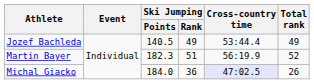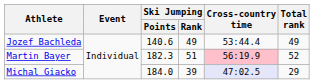(160, 41) 140.5 -> (160, 41) 140.6
(241, 56) no background -> (241, 56) pink background
(191, 71) 36 -> (191, 71) 39
(294, 71) 26 -> (294, 71) 29
